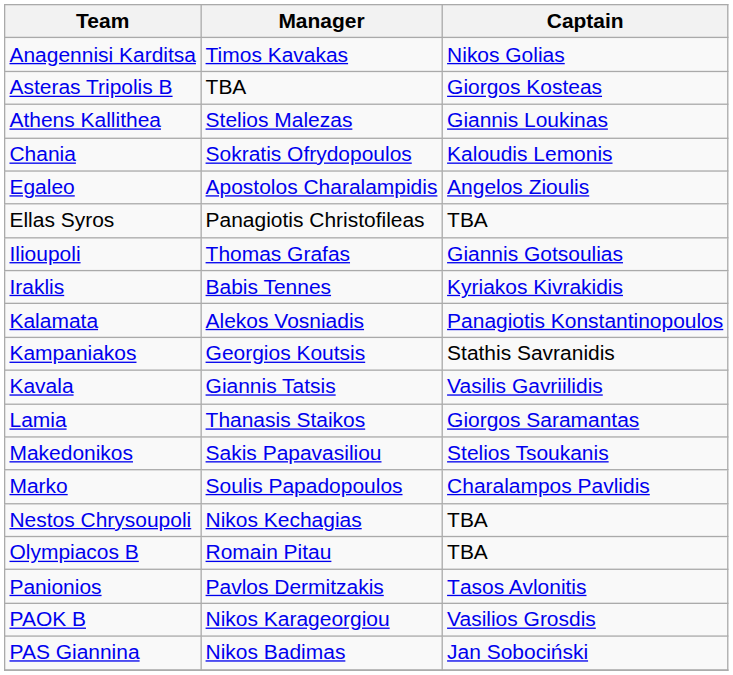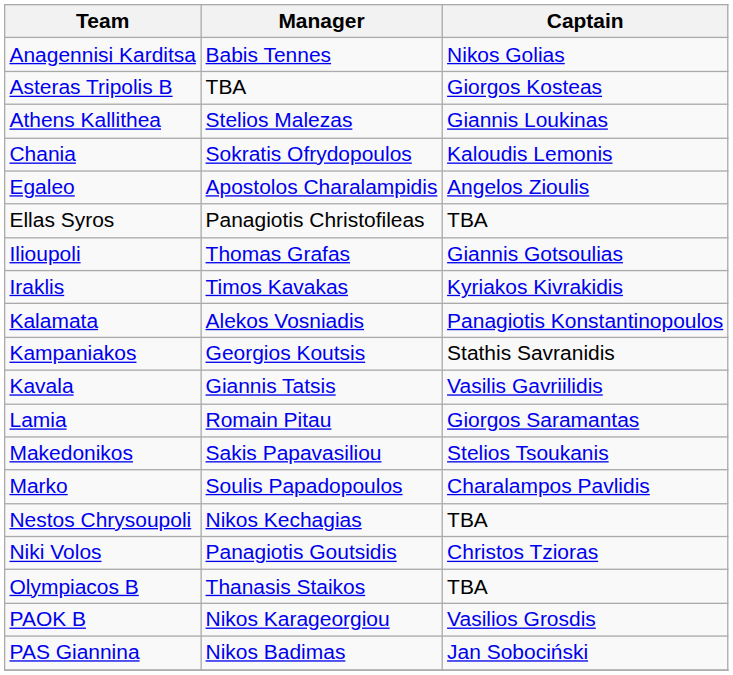(277, 54) Timos Kavakas -> (268, 54) Babis Tennes
(268, 287) Babis Tennes -> (277, 287) Timos Kavakas
(285, 420) Thanasis Staikos -> (268, 420) Romain Pitau
+ row: (55, 552)
(268, 552) Romain Pitau -> (285, 586) Thanasis Staikos
- row: (56, 586)
